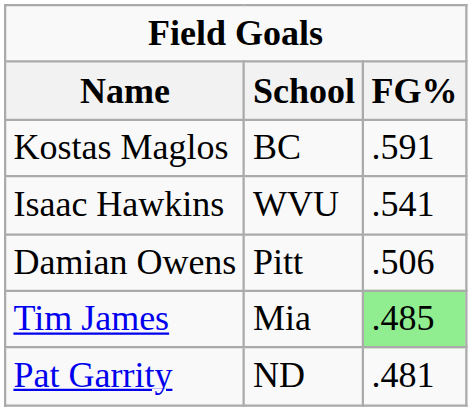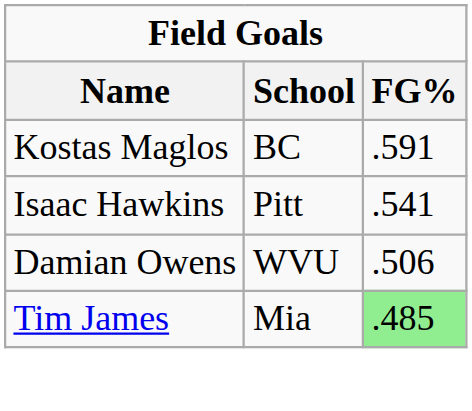(296, 204) WVU -> (278, 204) Pitt
(278, 261) Pitt -> (296, 261) WVU
- row: (93, 375)
